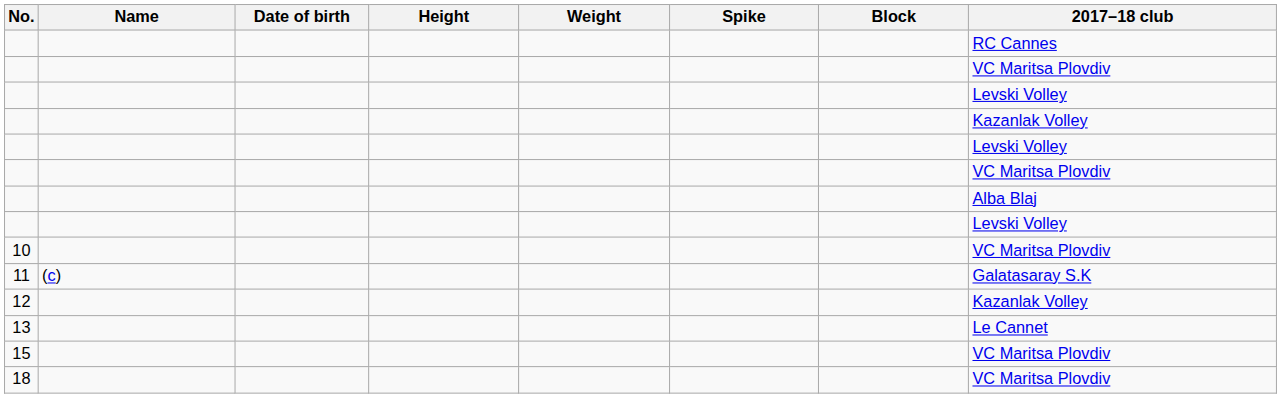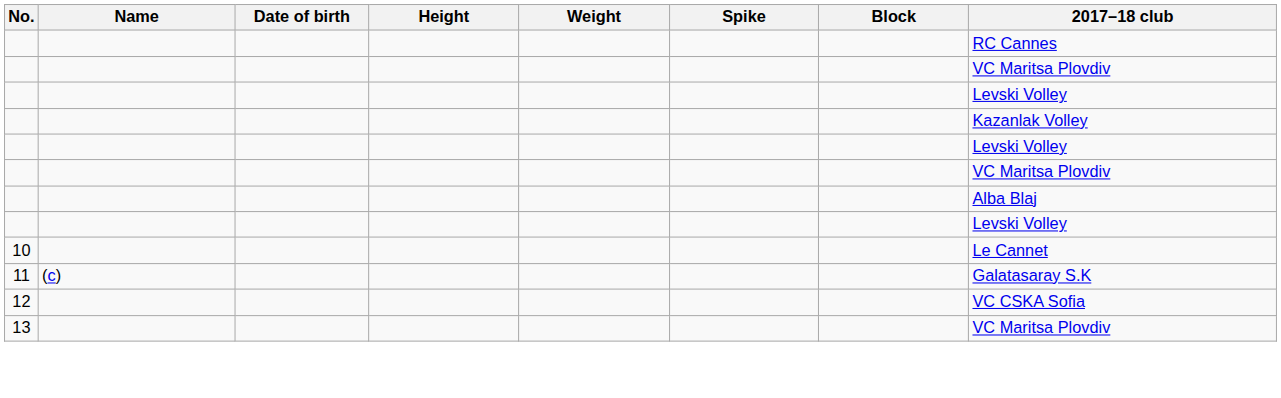(1041, 250) VC Maritsa Plovdiv -> (1010, 250) Le Cannet
(1030, 302) Kazanlak Volley -> (1029, 302) VC CSKA Sofia
(1010, 328) Le Cannet -> (1041, 328) VC Maritsa Plovdiv
- row: (21, 353)
- row: (21, 379)
